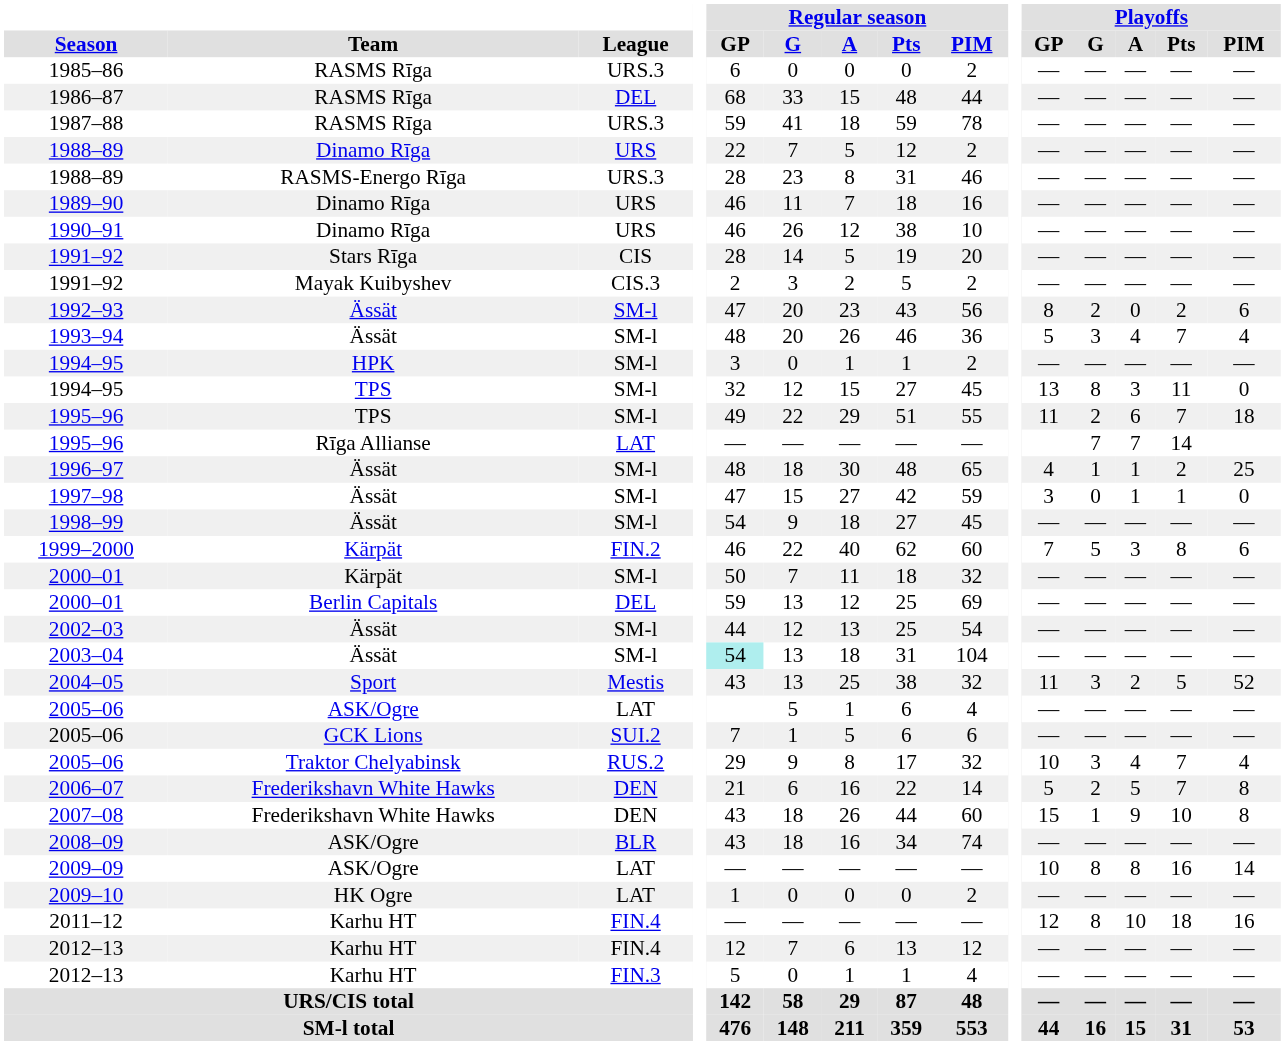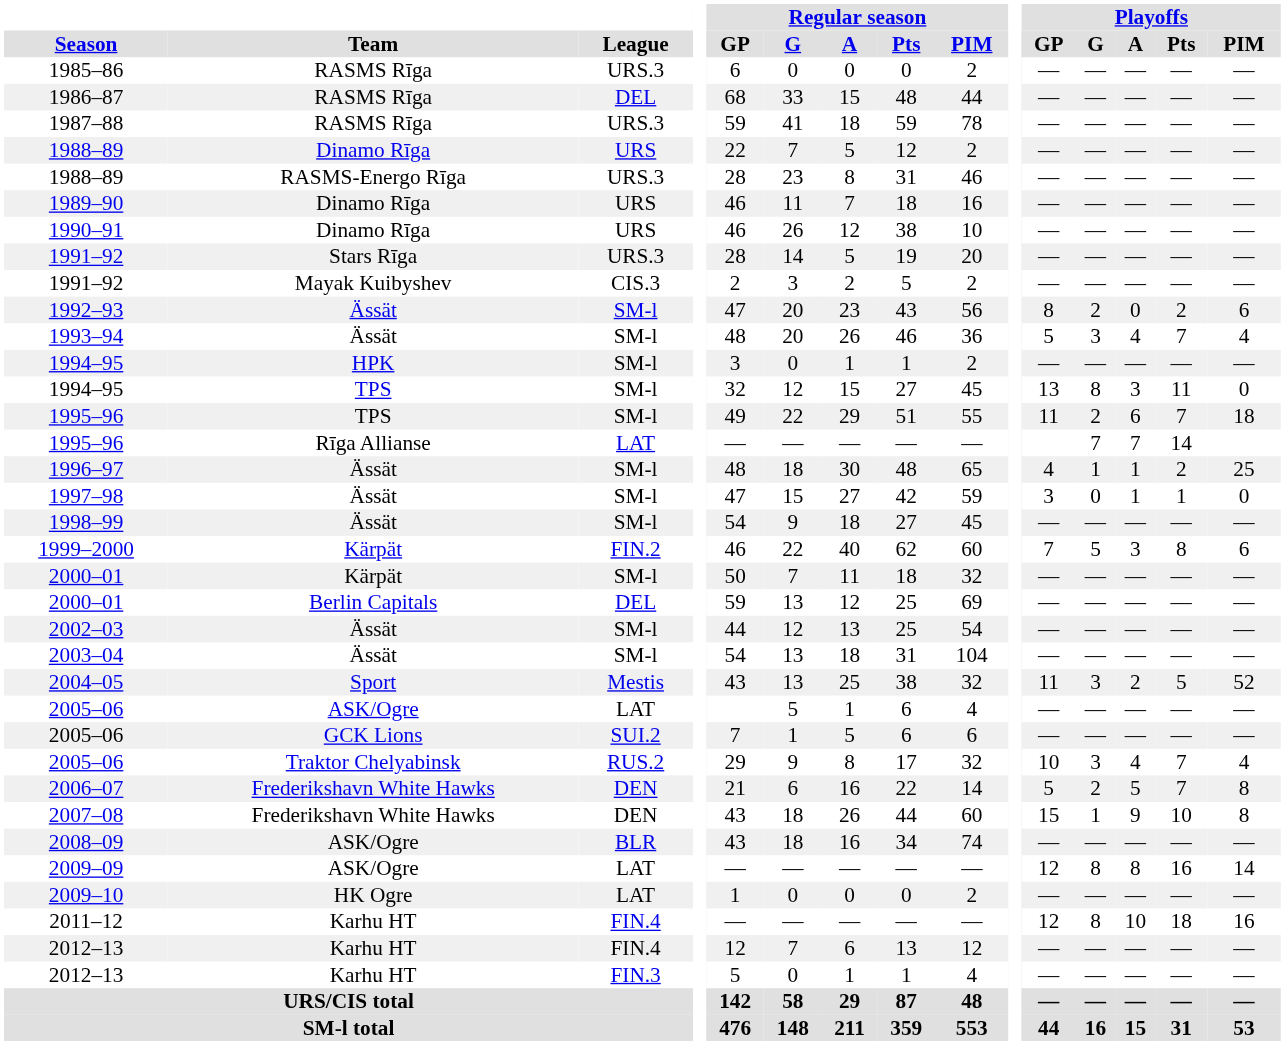(636, 256) CIS -> (636, 256) URS.3
(735, 655) paleturquoise background -> (735, 655) no background
(1049, 868) 10 -> (1049, 868) 12
